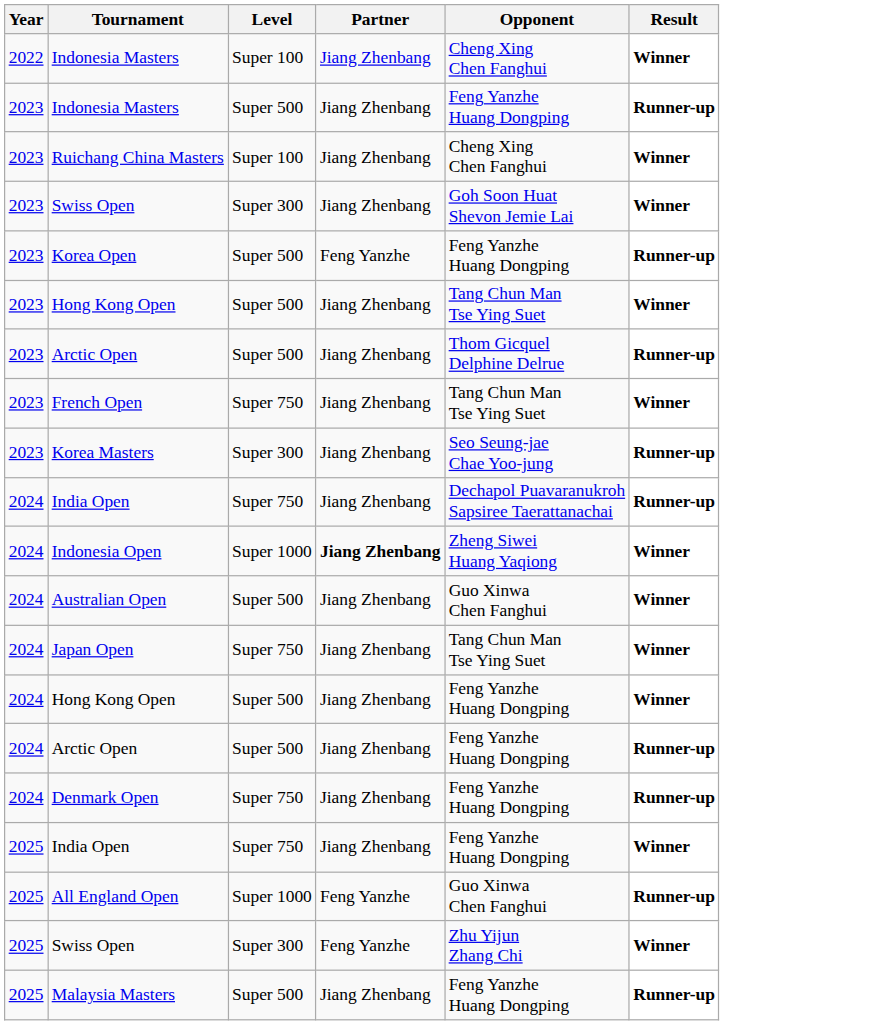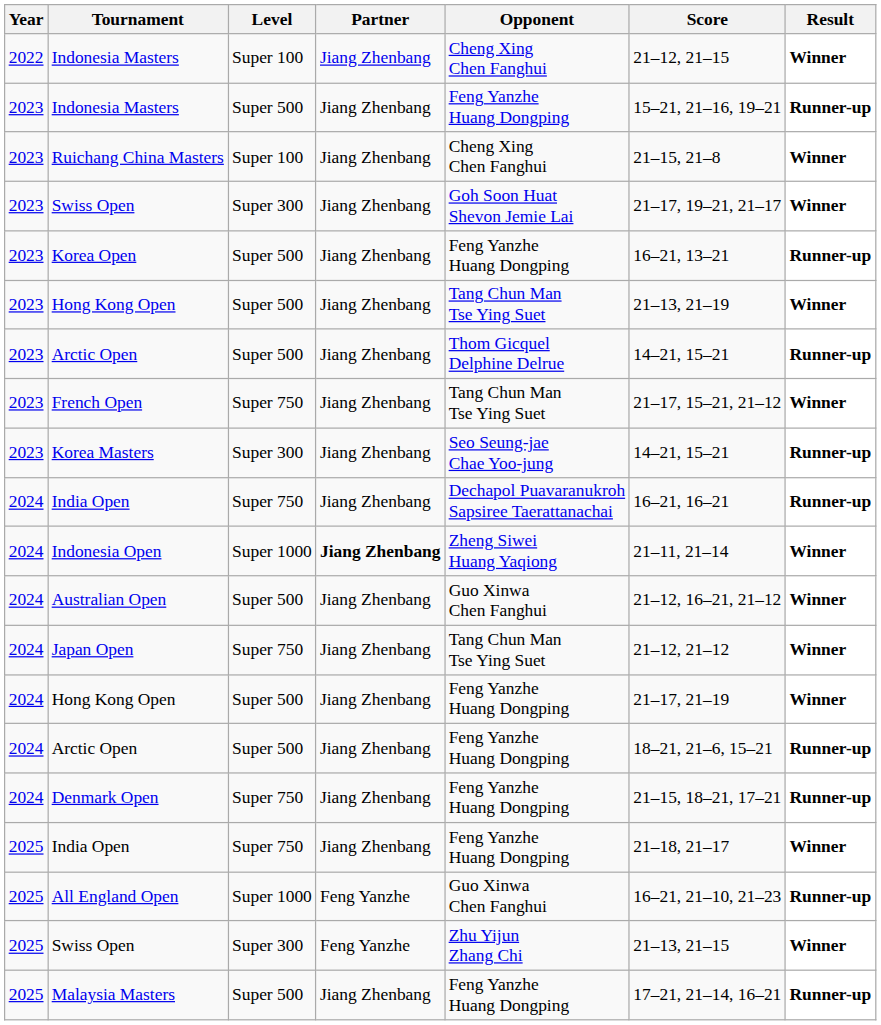+ column: (707, 19)
(365, 255) Feng Yanzhe -> (375, 255) Jiang Zhenbang
